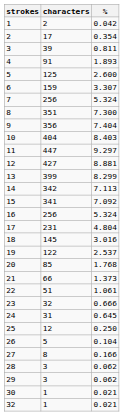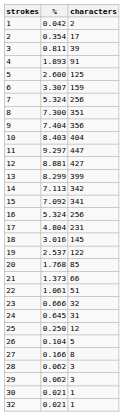columns swapped: (66, 11) <-> (105, 11)
